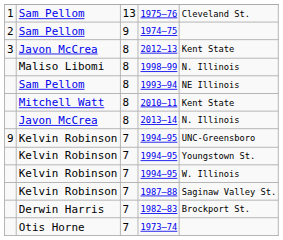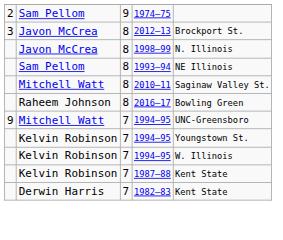- row: (10, 13)
(208, 49) Kent State -> (209, 31) Brockport St.
(62, 67) Maliso Libomi -> (58, 49) Javon McCrea
(208, 102) Kent State -> (222, 85) Saginaw Valley St.
- row: (10, 120)
+ row: (10, 102)
(68, 138) Kelvin Robinson -> (62, 120) Mitchell Watt
(229, 191) Saginaw Valley St. -> (201, 173) Kent State
(216, 209) Brockport St. -> (201, 191) Kent State
- row: (10, 227)
